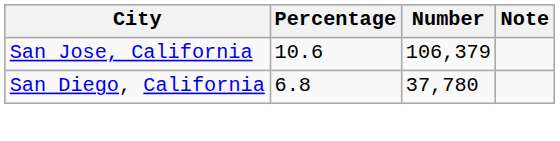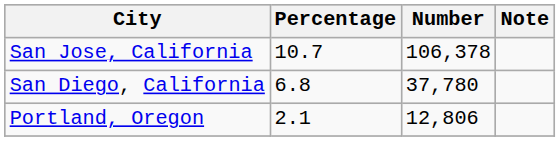(299, 54) 10.6 -> (299, 54) 10.7
(448, 54) 106,379 -> (448, 54) 106,378
+ row: (107, 120)
